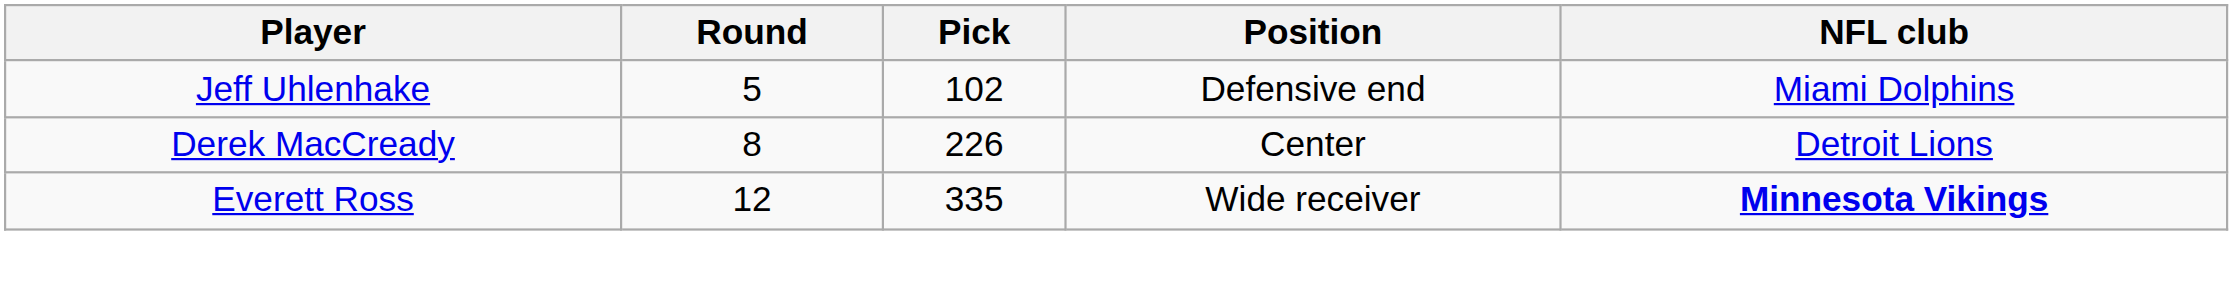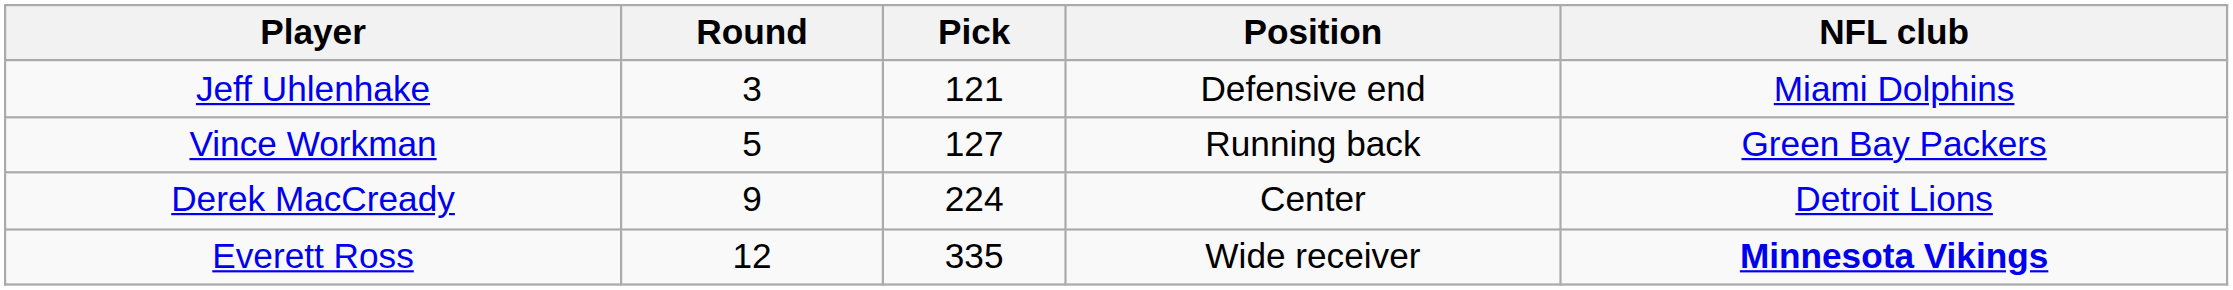(752, 88) 5 -> (752, 88) 3
(974, 88) 102 -> (974, 88) 121
+ row: (313, 144)
(752, 144) 8 -> (752, 199) 9
(974, 144) 226 -> (974, 199) 224
